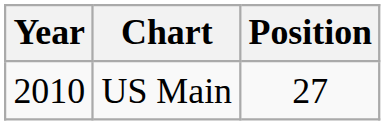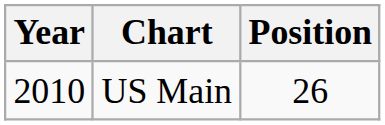(310, 89) 27 -> (310, 89) 26
